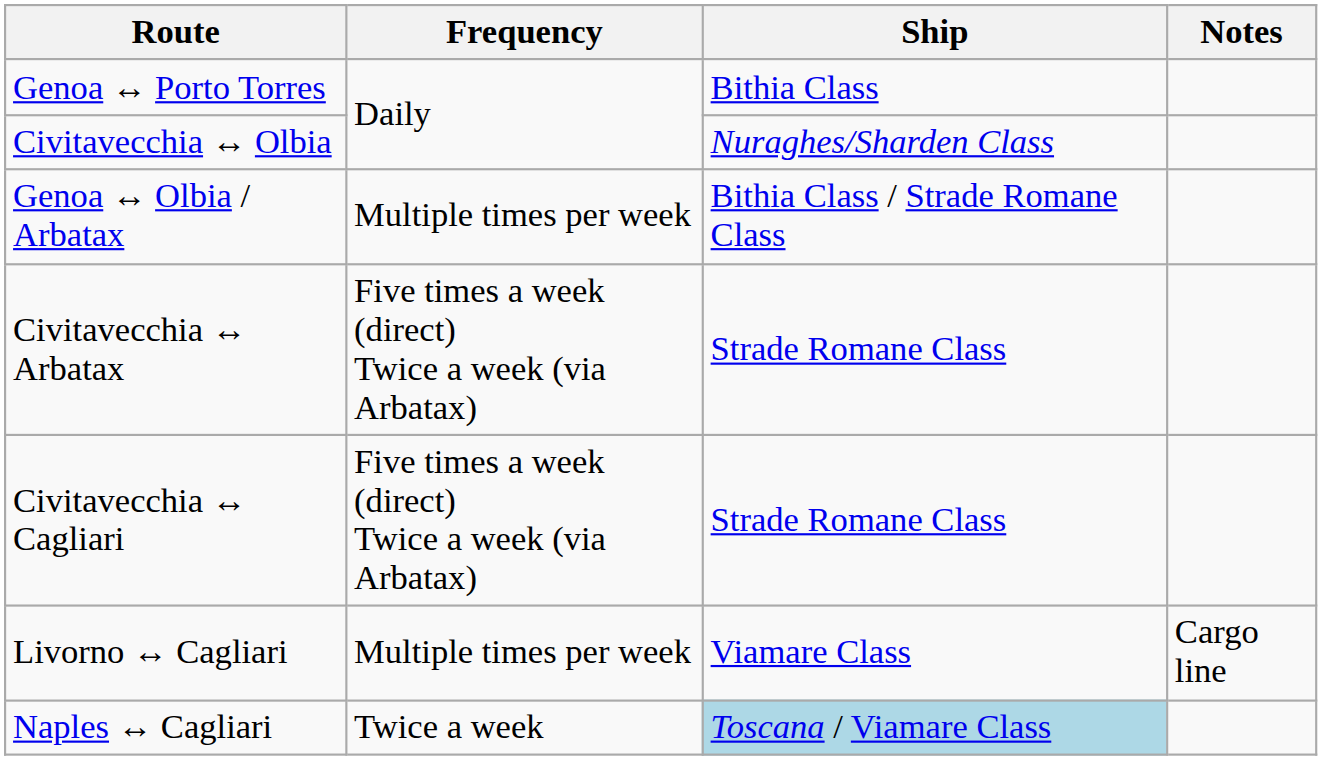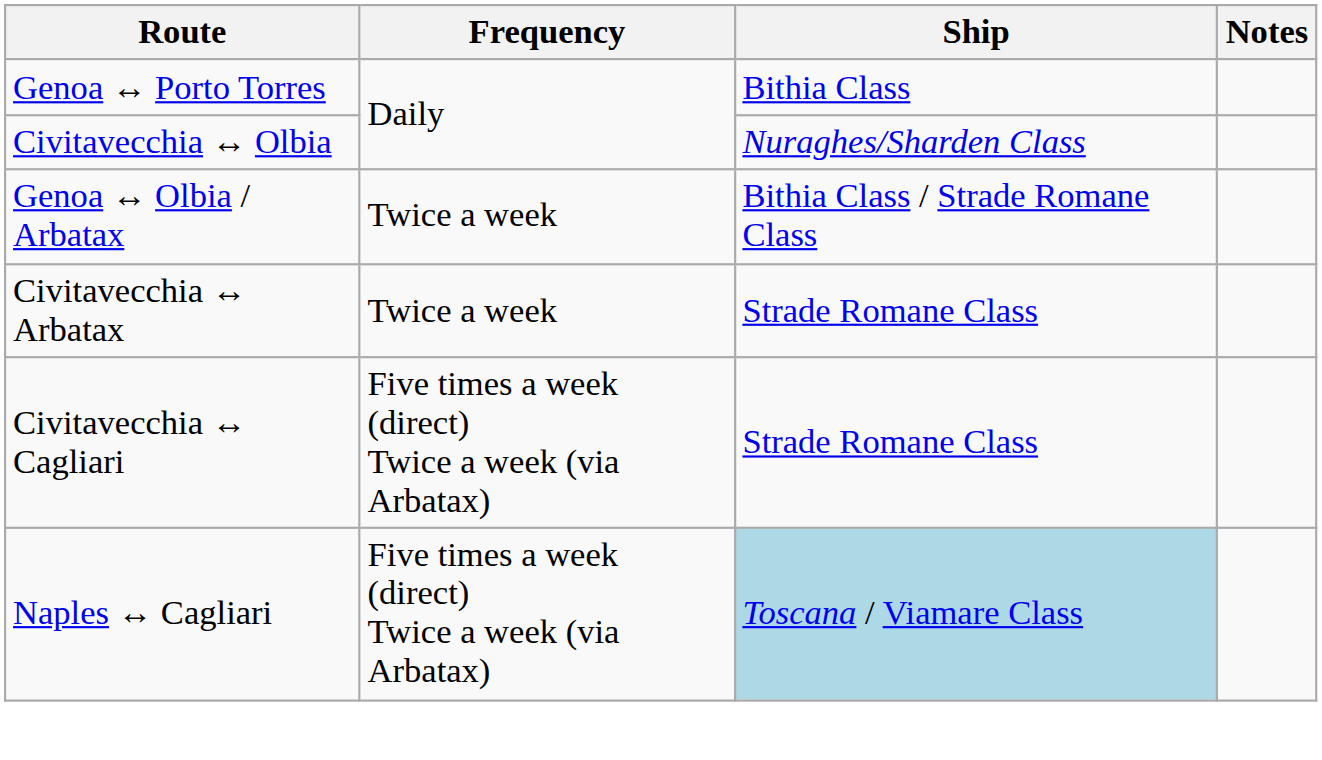(523, 215) Multiple times per week -> (462, 215) Twice a week
(480, 348) Five times a week (direct) Twice a week (via Arbatax) -> (462, 309) Twice a week
- row: (150, 652)
(449, 726) Twice a week -> (493, 613) Five times a week (direct) Twice a week (via Arbatax)
